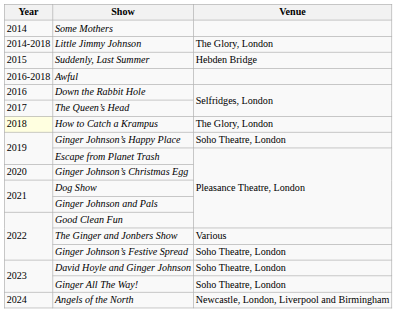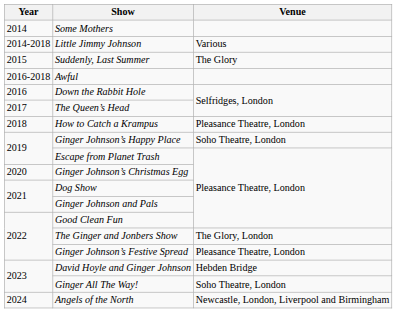(234, 44) The Glory, London -> (211, 44) Various
(226, 60) Hebden Bridge -> (217, 60) The Glory
(17, 124) lightyellow background -> (17, 124) no background
(234, 124) The Glory, London -> (250, 124) Pleasance Theatre, London
(211, 236) Various -> (234, 236) The Glory, London
(241, 252) Soho Theatre, London -> (250, 252) Pleasance Theatre, London
(241, 268) Soho Theatre, London -> (226, 268) Hebden Bridge
